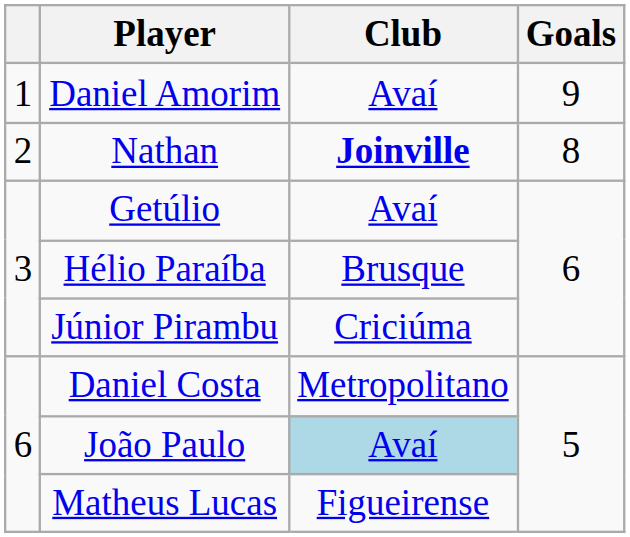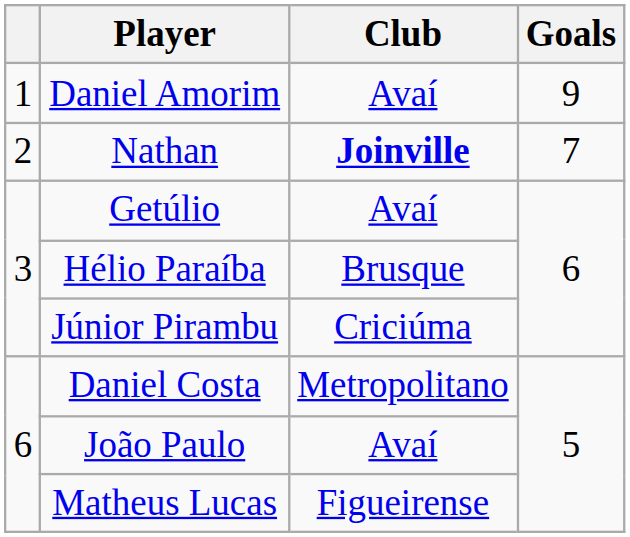(571, 151) 8 -> (571, 151) 7
(403, 444) lightblue background -> (403, 444) no background
